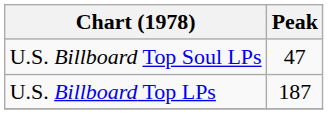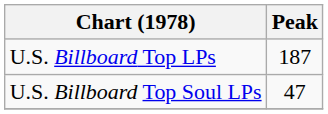rows swapped: (113, 91) <-> (136, 56)
